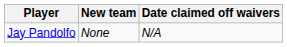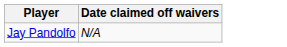- column: (109, 13)
